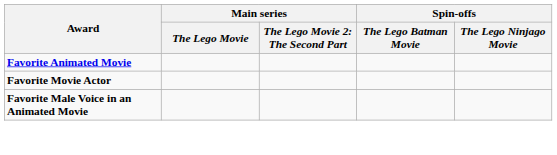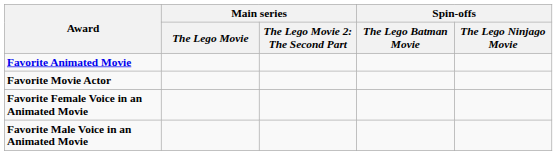+ row: (74, 104)
